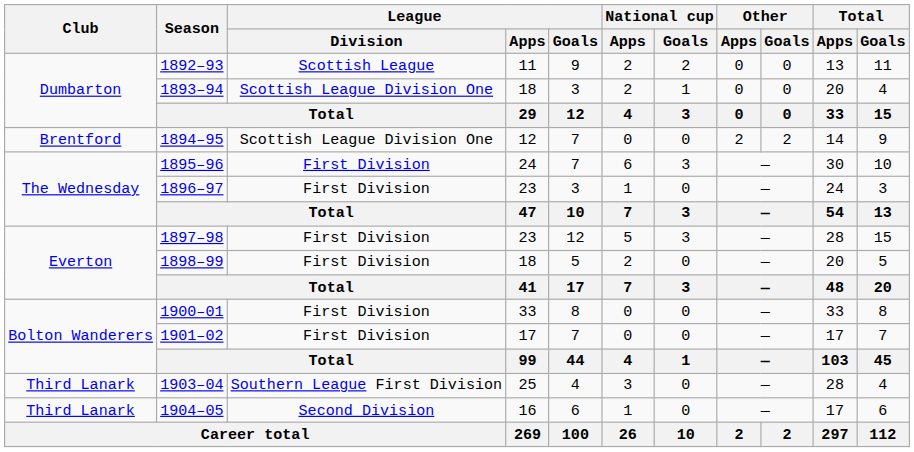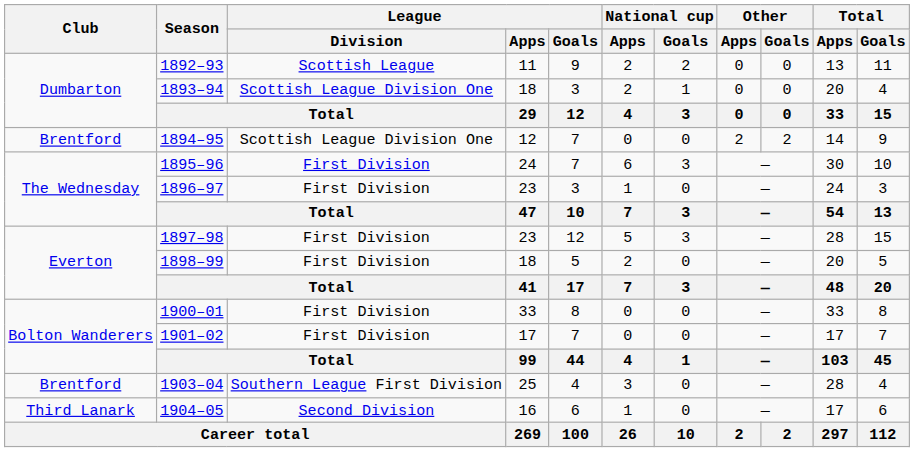(81, 386) Third Lanark -> (81, 386) Brentford
